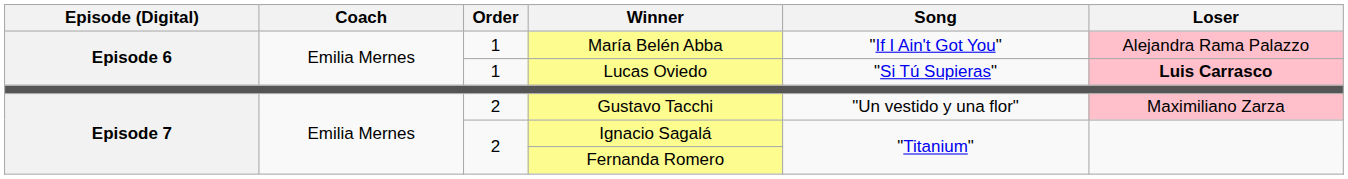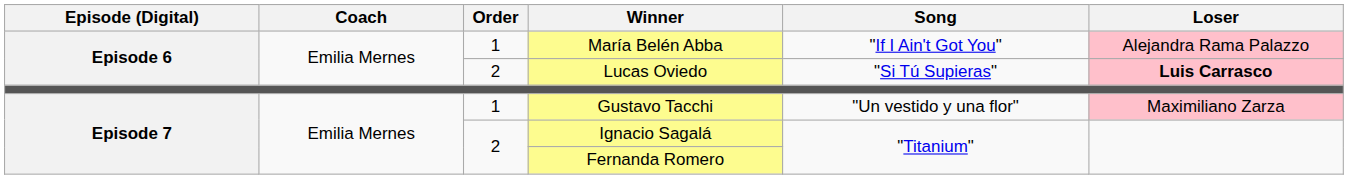(496, 71) 1 -> (496, 71) 2
(496, 106) 2 -> (496, 106) 1
